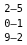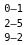rows swapped: (14, 9) <-> (14, 23)
